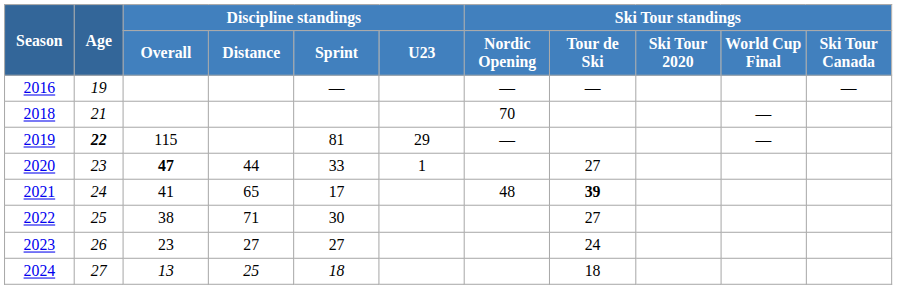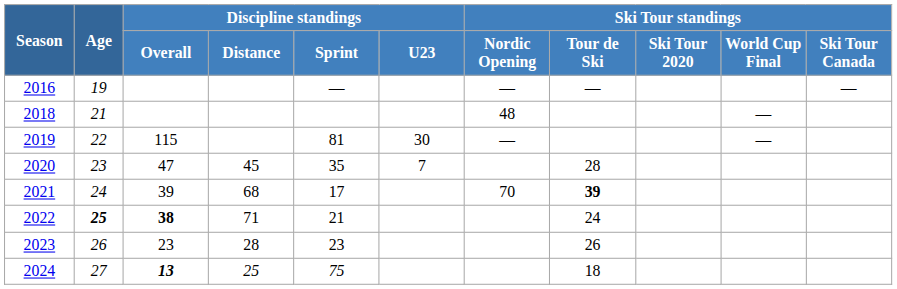(507, 114) 70 -> (507, 114) 48
(99, 140) bold -> (99, 140) normal
(422, 140) 29 -> (422, 140) 30
(166, 166) bold -> (166, 166) normal
(251, 166) 44 -> (251, 166) 45
(337, 166) 33 -> (337, 166) 35
(422, 166) 1 -> (422, 166) 7
(593, 166) 27 -> (593, 166) 28
(166, 192) 41 -> (166, 192) 39
(251, 192) 65 -> (251, 192) 68
(507, 192) 48 -> (507, 192) 70
(99, 218) normal -> (99, 218) bold
(166, 218) normal -> (166, 218) bold
(337, 218) 30 -> (337, 218) 21
(593, 218) 27 -> (593, 218) 24
(251, 244) 27 -> (251, 244) 28
(337, 244) 27 -> (337, 244) 23
(593, 244) 24 -> (593, 244) 26
(166, 271) normal -> (166, 271) bold
(337, 271) 18 -> (337, 271) 75
